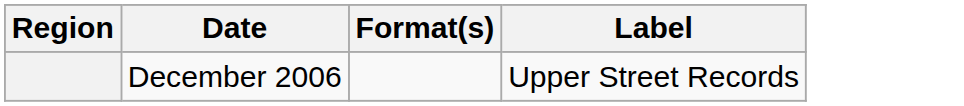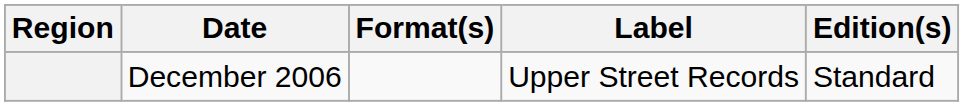+ column: (882, 28)
